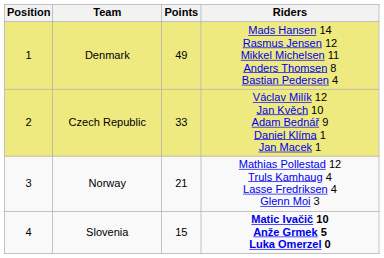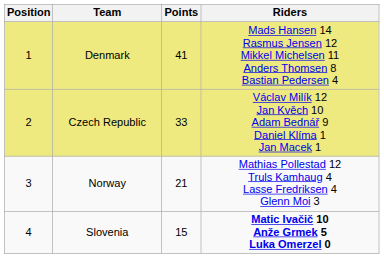(181, 55) 49 -> (181, 55) 41
